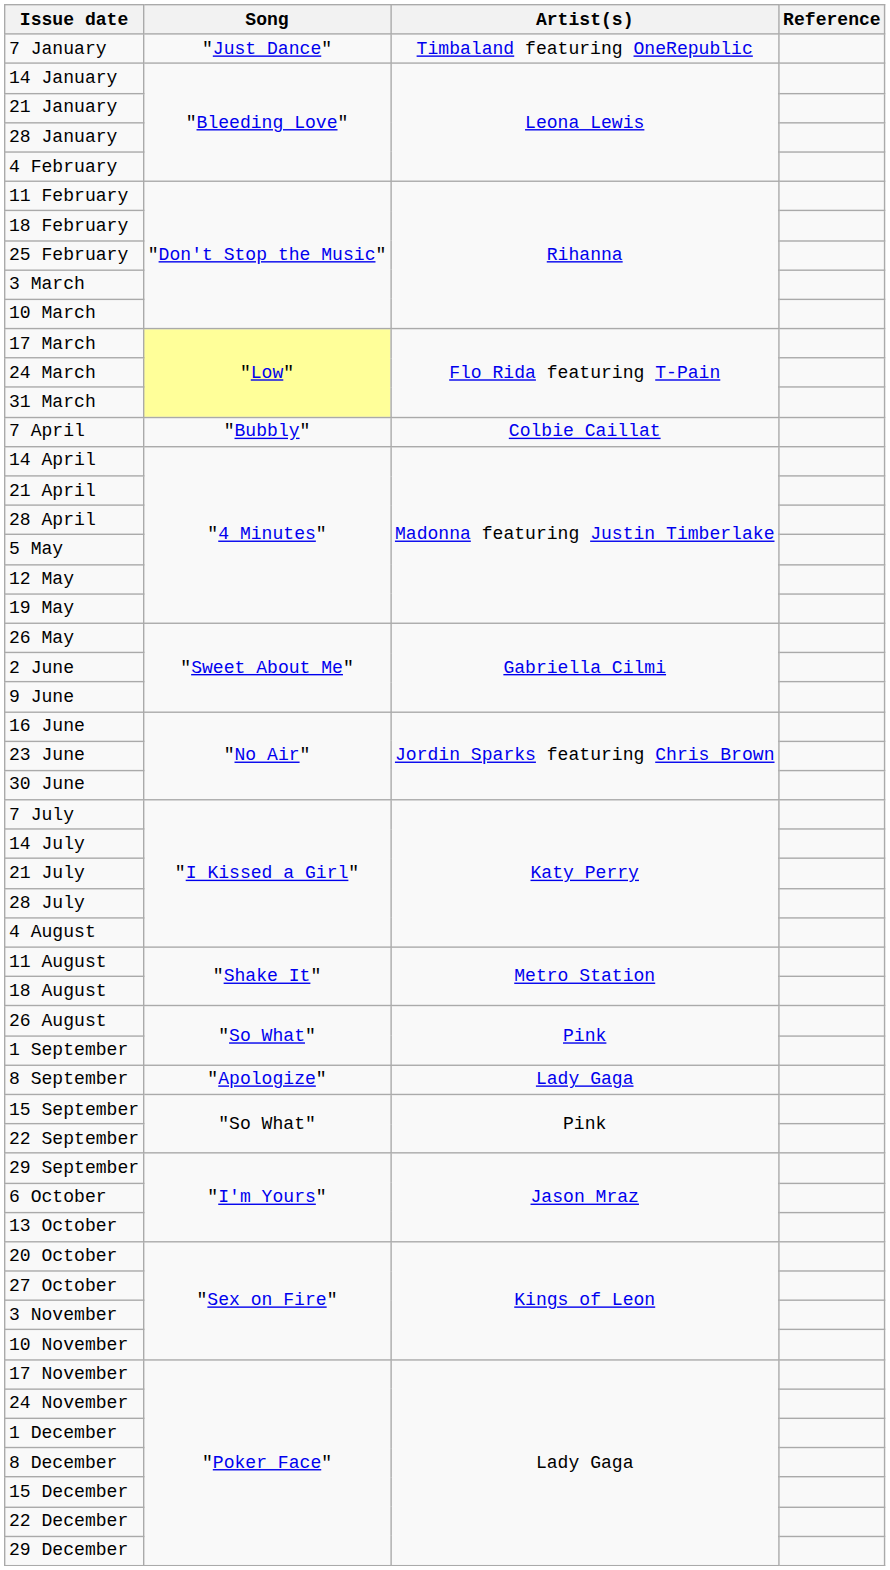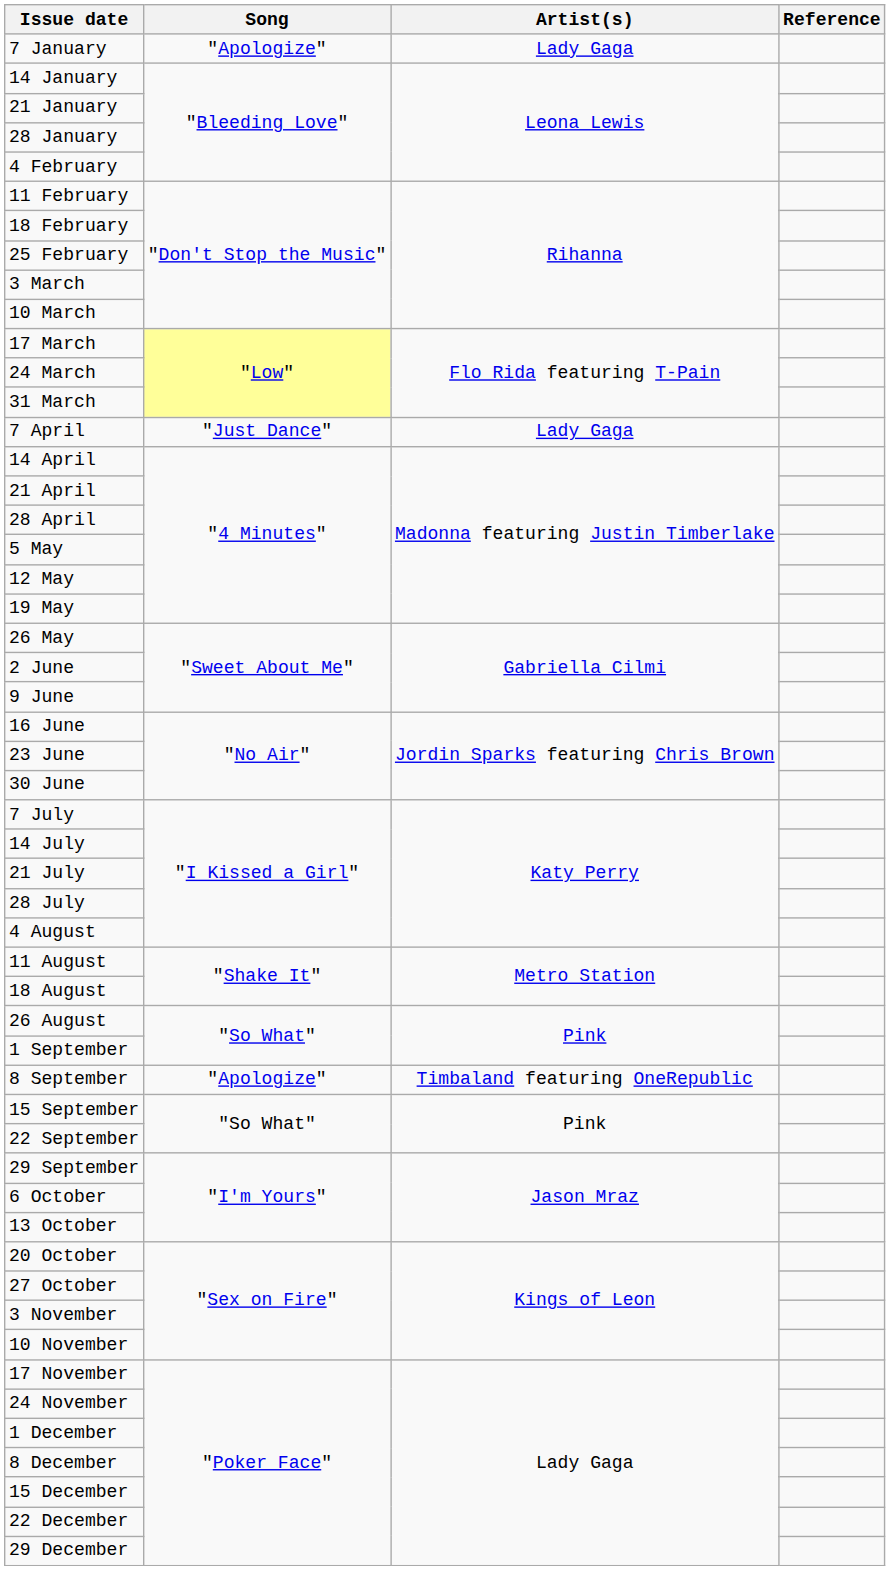(267, 49) "Just Dance" -> (267, 49) "Apologize"
(585, 49) Timbaland featuring OneRepublic -> (585, 49) Lady Gaga
(267, 432) "Bubbly" -> (267, 432) "Just Dance"
(585, 432) Colbie Caillat -> (585, 432) Lady Gaga
(585, 1080) Lady Gaga -> (585, 1080) Timbaland featuring OneRepublic
